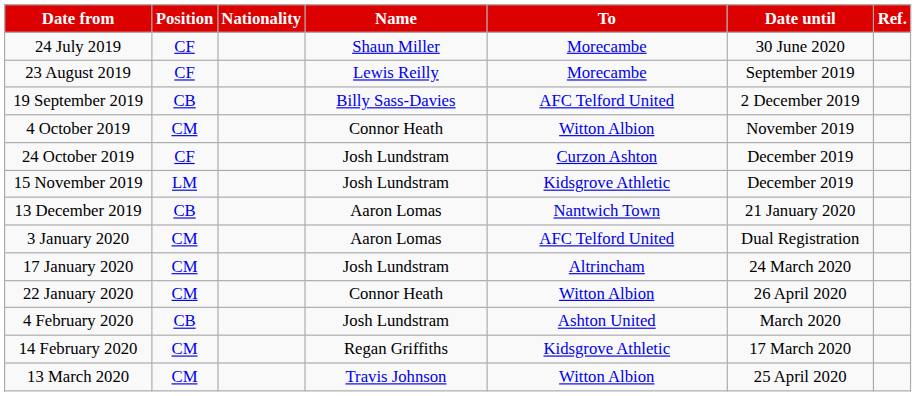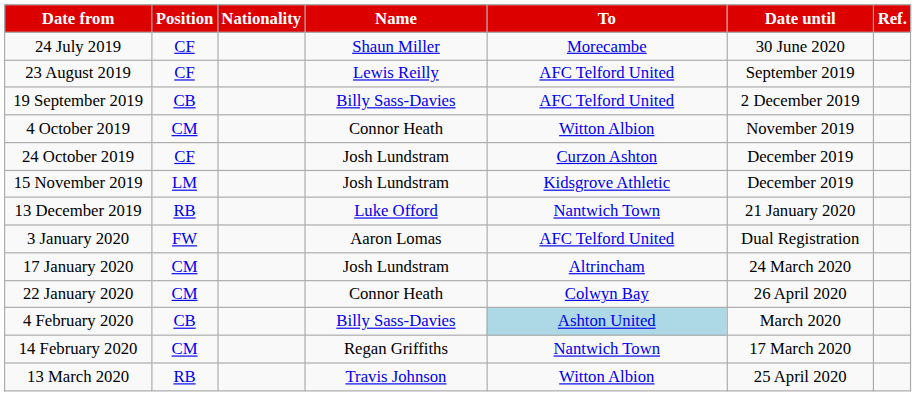(607, 73) Morecambe -> (607, 73) AFC Telford United
(185, 211) CB -> (185, 211) RB
(396, 211) Aaron Lomas -> (396, 211) Luke Offord
(185, 239) CM -> (185, 239) FW
(607, 294) Witton Albion -> (607, 294) Colwyn Bay
(396, 321) Josh Lundstram -> (396, 321) Billy Sass-Davies
(607, 321) no background -> (607, 321) lightblue background
(607, 349) Kidsgrove Athletic -> (607, 349) Nantwich Town
(185, 376) CM -> (185, 376) RB
